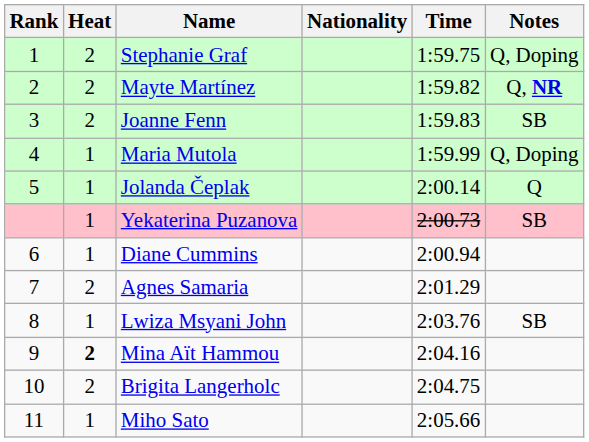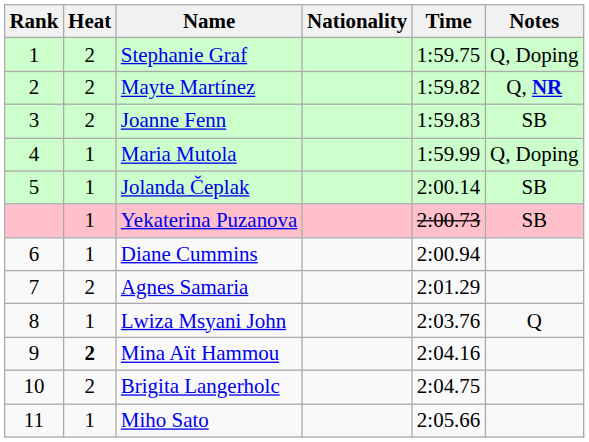(534, 187) Q -> (534, 187) SB
(534, 320) SB -> (534, 320) Q
